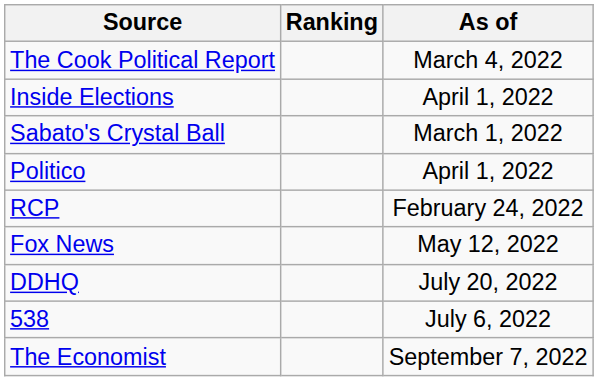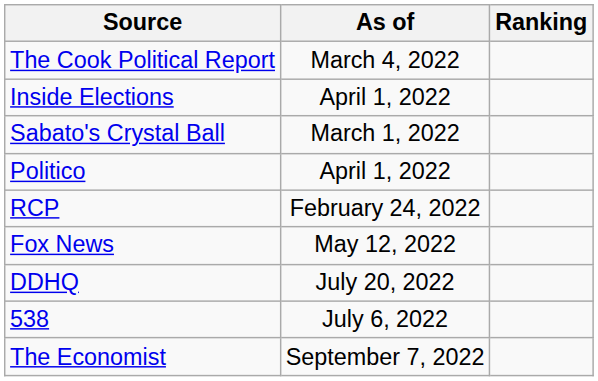columns swapped: (332, 23) <-> (488, 23)
